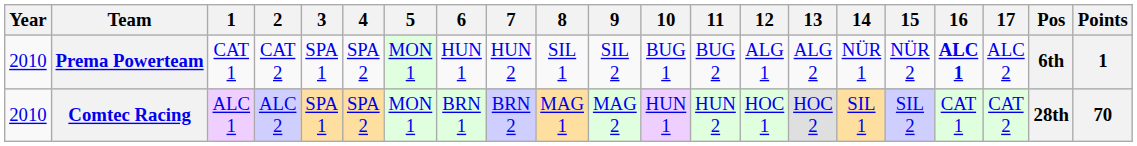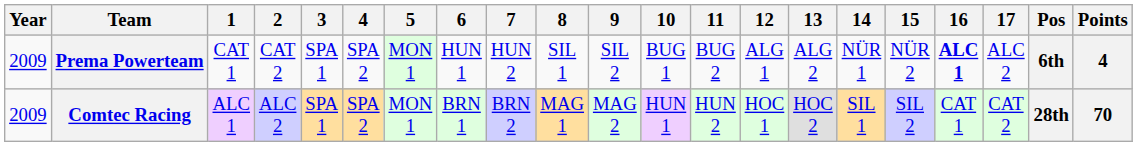(28, 61) 2010 -> (28, 61) 2009
(1103, 61) 1 -> (1103, 61) 4
(28, 114) 2010 -> (28, 114) 2009
